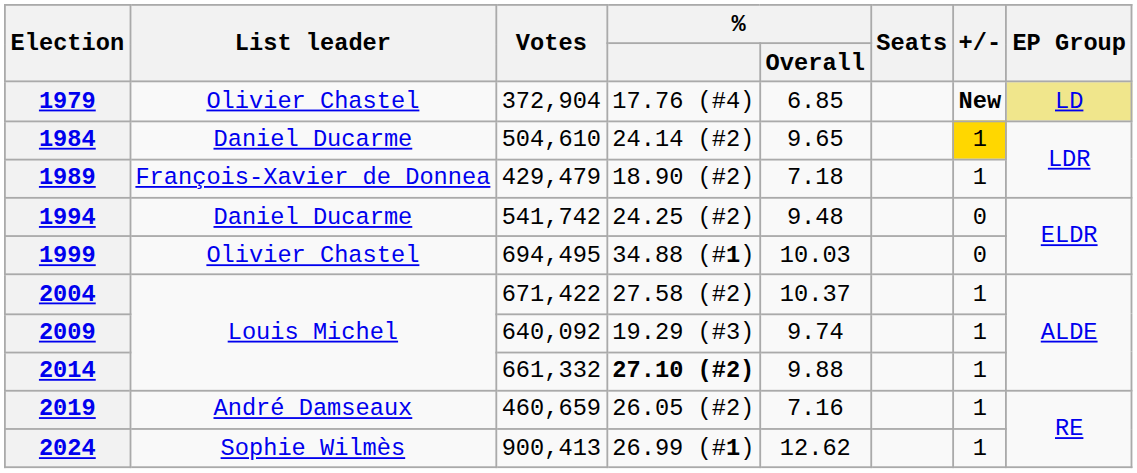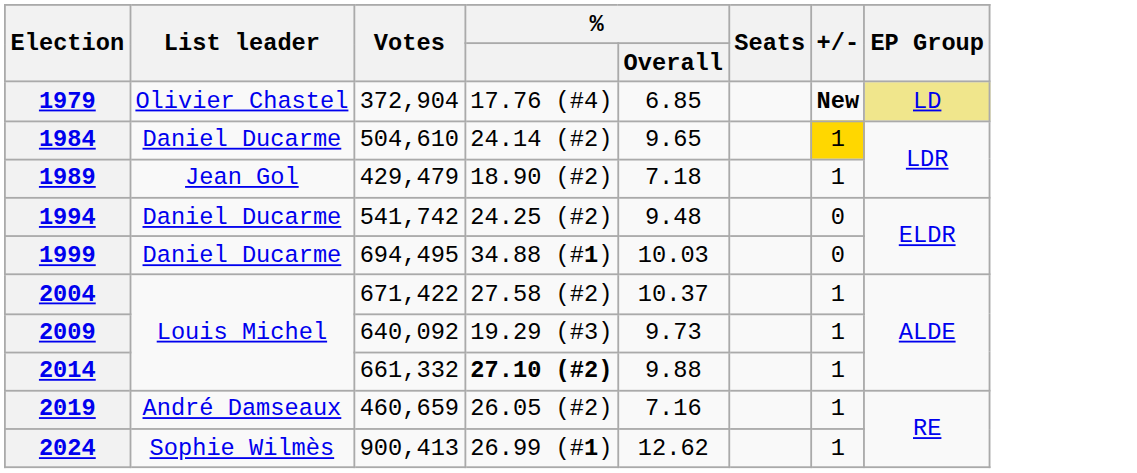(313, 178) François-Xavier de Donnea -> (242, 178) Jean Gol
(313, 256) Olivier Chastel -> (242, 256) Daniel Ducarme
(815, 333) 9.74 -> (673, 333) 9.73
